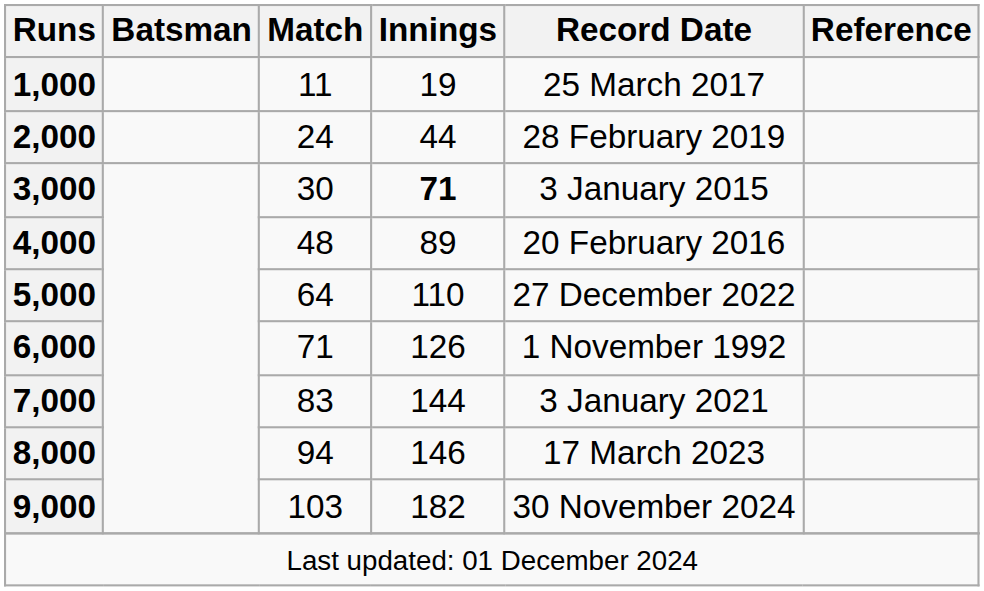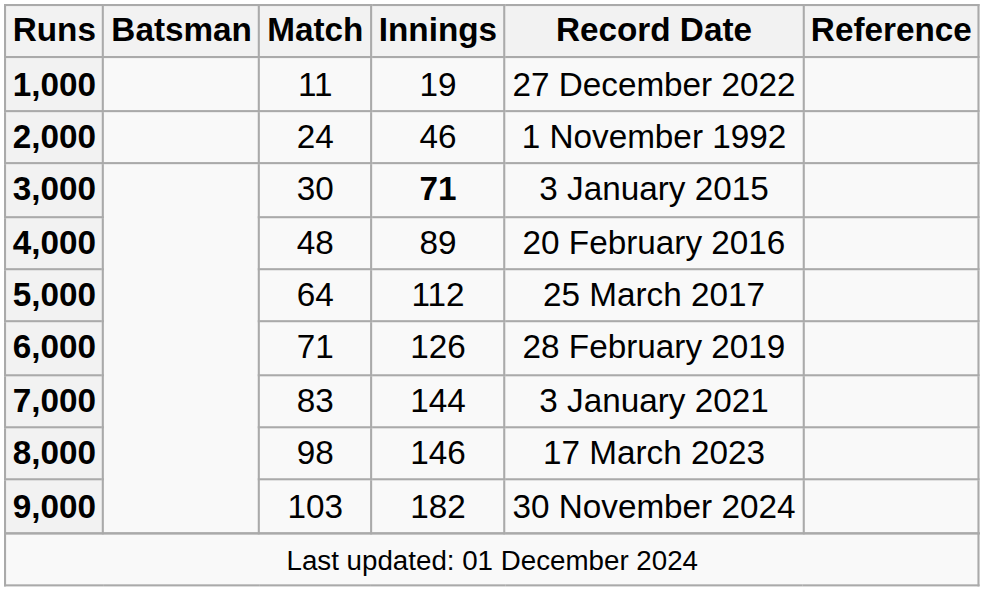(654, 83) 25 March 2017 -> (654, 83) 27 December 2022
(438, 136) 44 -> (438, 136) 46
(654, 136) 28 February 2019 -> (654, 136) 1 November 1992
(438, 294) 110 -> (438, 294) 112
(654, 294) 27 December 2022 -> (654, 294) 25 March 2017
(654, 347) 1 November 1992 -> (654, 347) 28 February 2019
(315, 453) 94 -> (315, 453) 98
